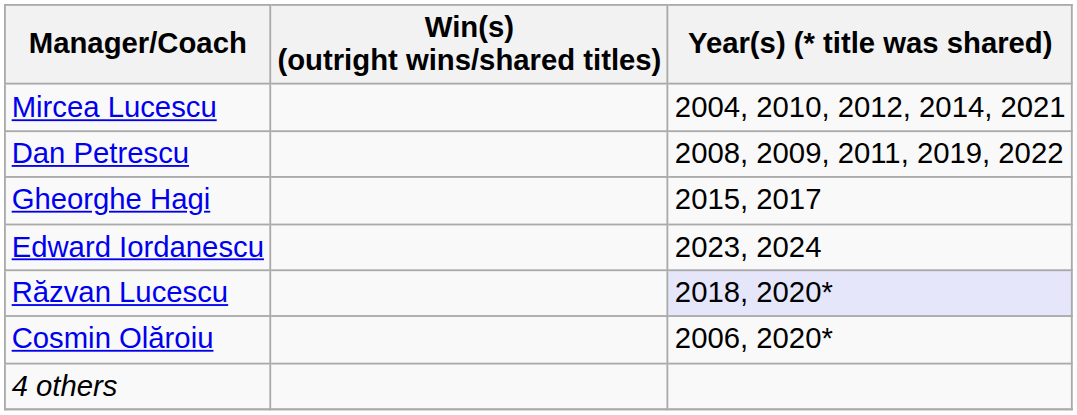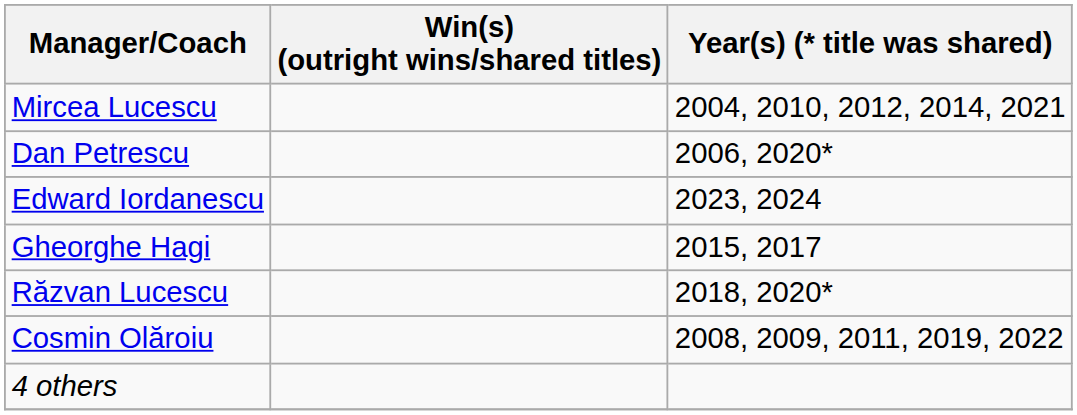(869, 153) 2008, 2009, 2011, 2019, 2022 -> (754, 153) 2006, 2020*
rows swapped: (111, 199) <-> (138, 246)
(754, 292) lavender background -> (754, 292) no background
(754, 339) 2006, 2020* -> (869, 339) 2008, 2009, 2011, 2019, 2022
